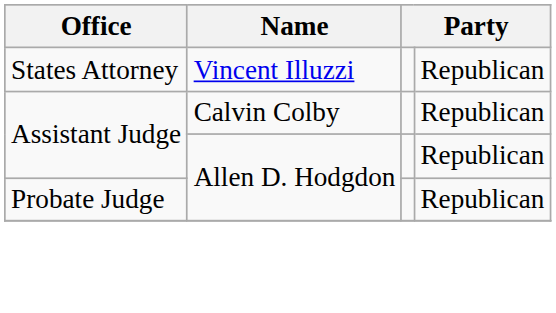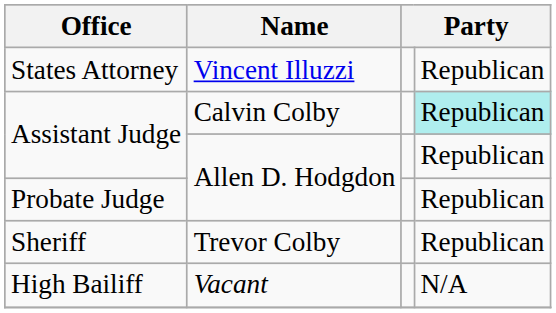(482, 112) no background -> (482, 112) paleturquoise background
+ row: (49, 241)
+ row: (77, 284)
